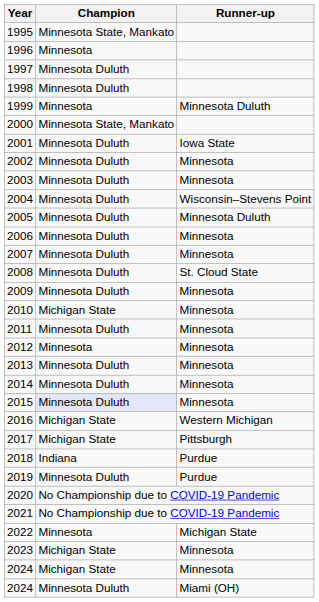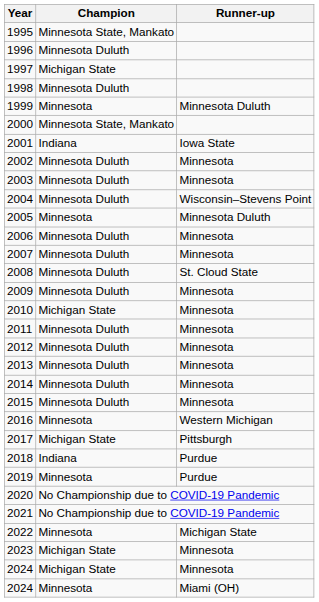(65, 50) Minnesota -> (84, 50) Minnesota Duluth
(84, 69) Minnesota Duluth -> (77, 69) Michigan State
(84, 143) Minnesota Duluth -> (58, 143) Indiana
(84, 217) Minnesota Duluth -> (65, 217) Minnesota
(65, 347) Minnesota -> (84, 347) Minnesota Duluth
(84, 402) lavender background -> (84, 402) no background
(77, 421) Michigan State -> (65, 421) Minnesota
(84, 476) Minnesota Duluth -> (65, 476) Minnesota
(84, 587) Minnesota Duluth -> (65, 587) Minnesota
